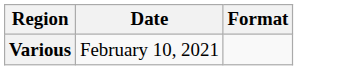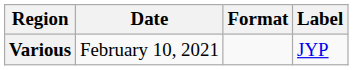+ column: (320, 19)
